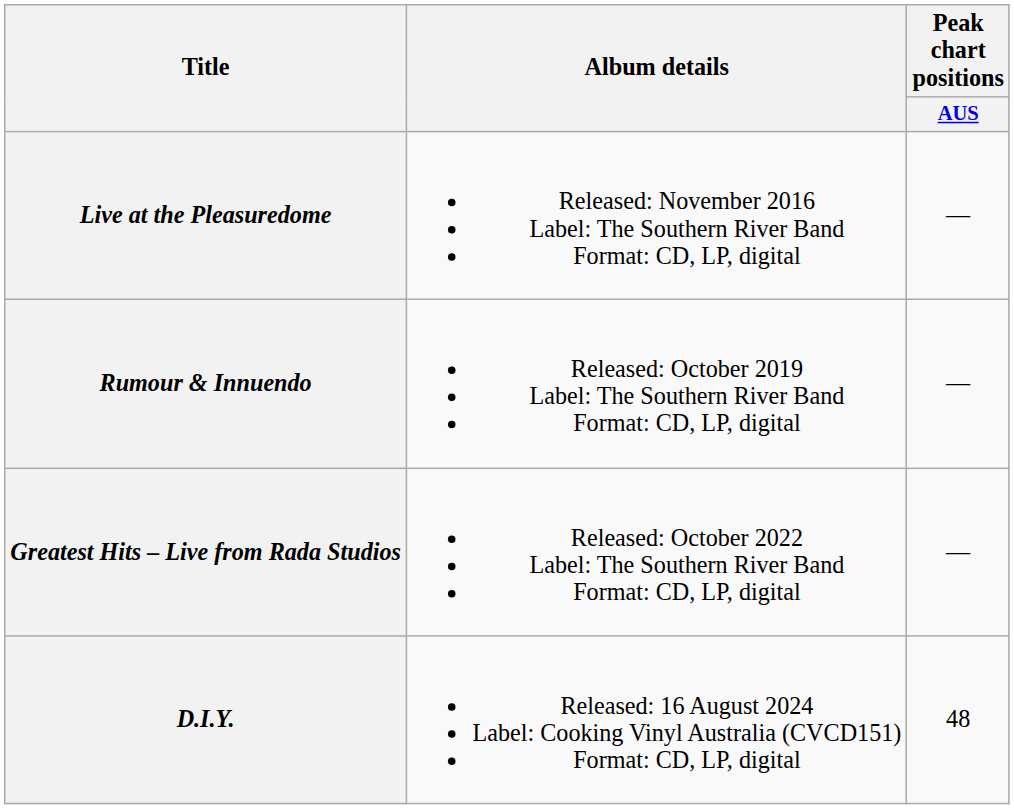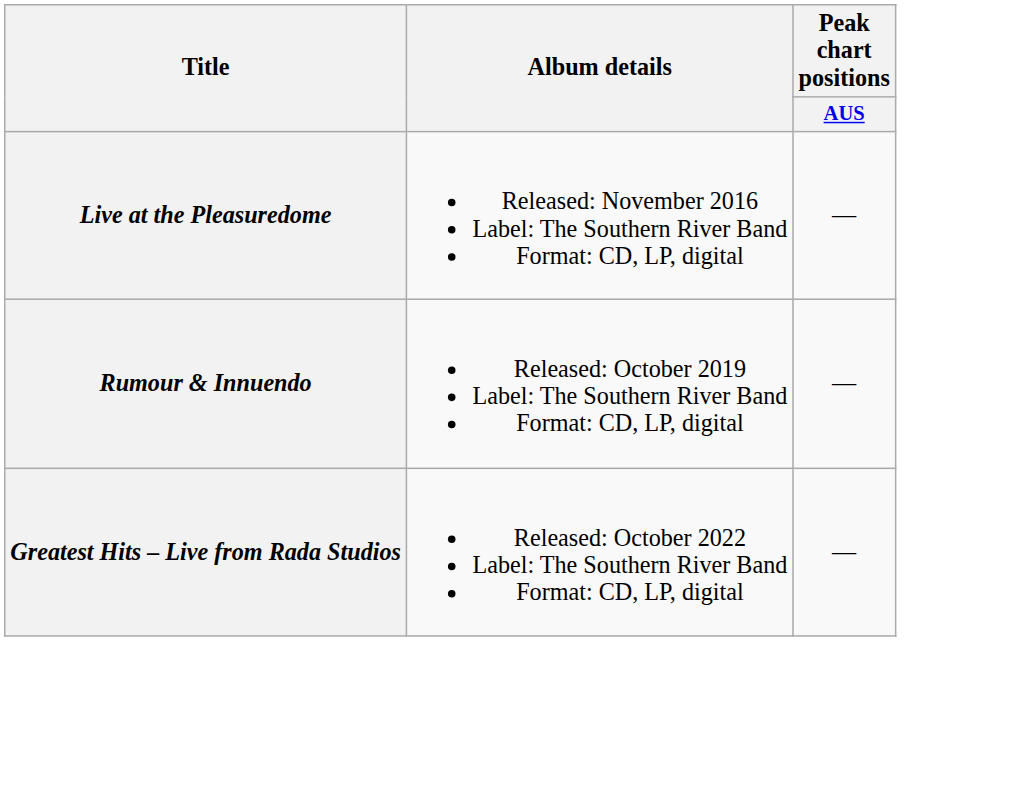- row: (206, 719)
